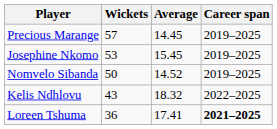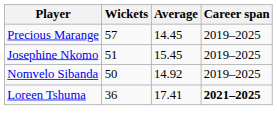(111, 54) 53 -> (111, 54) 51
(168, 74) 14.52 -> (168, 74) 14.92
- row: (44, 94)
